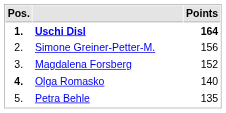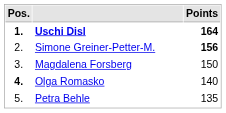(209, 48) normal -> (209, 48) bold
(209, 65) 152 -> (209, 65) 150
